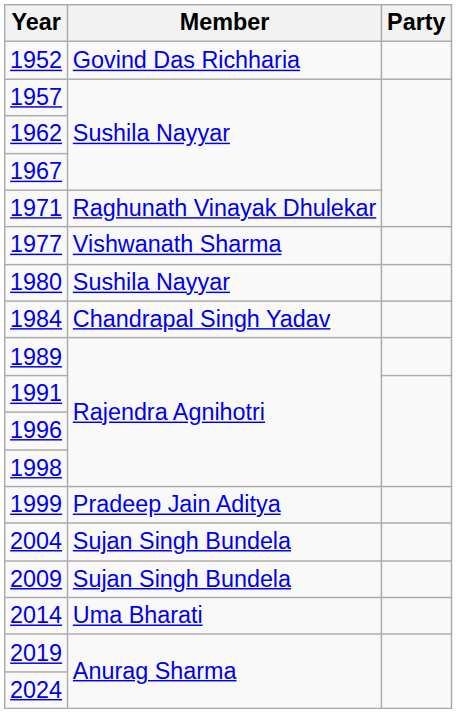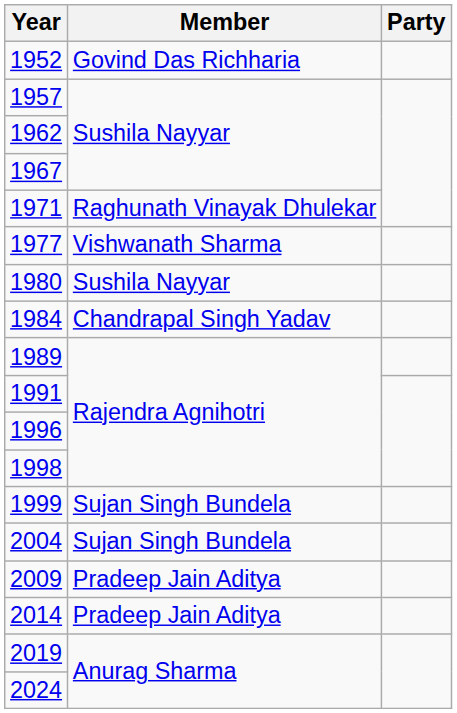(177, 504) Pradeep Jain Aditya -> (182, 504) Sujan Singh Bundela
(182, 578) Sujan Singh Bundela -> (177, 578) Pradeep Jain Aditya
(138, 615) Uma Bharati -> (177, 615) Pradeep Jain Aditya
